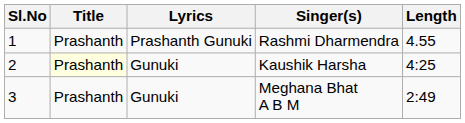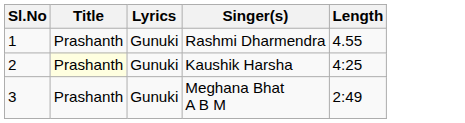(191, 40) Prashanth Gunuki -> (154, 40) Gunuki
